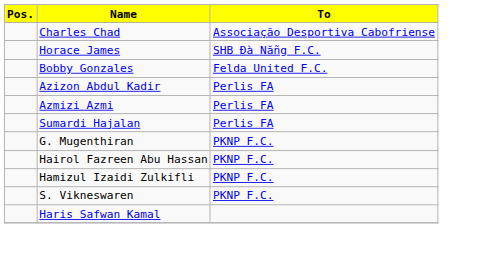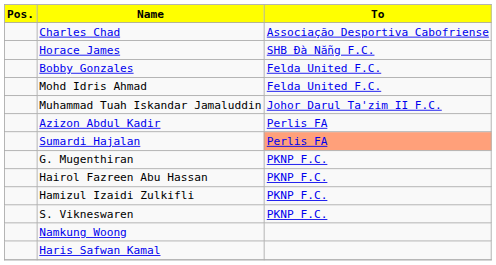+ row: (93, 86)
+ row: (150, 105)
- row: (76, 105)
(243, 123) no background -> (297, 141) lightsalmon background
+ row: (83, 232)
